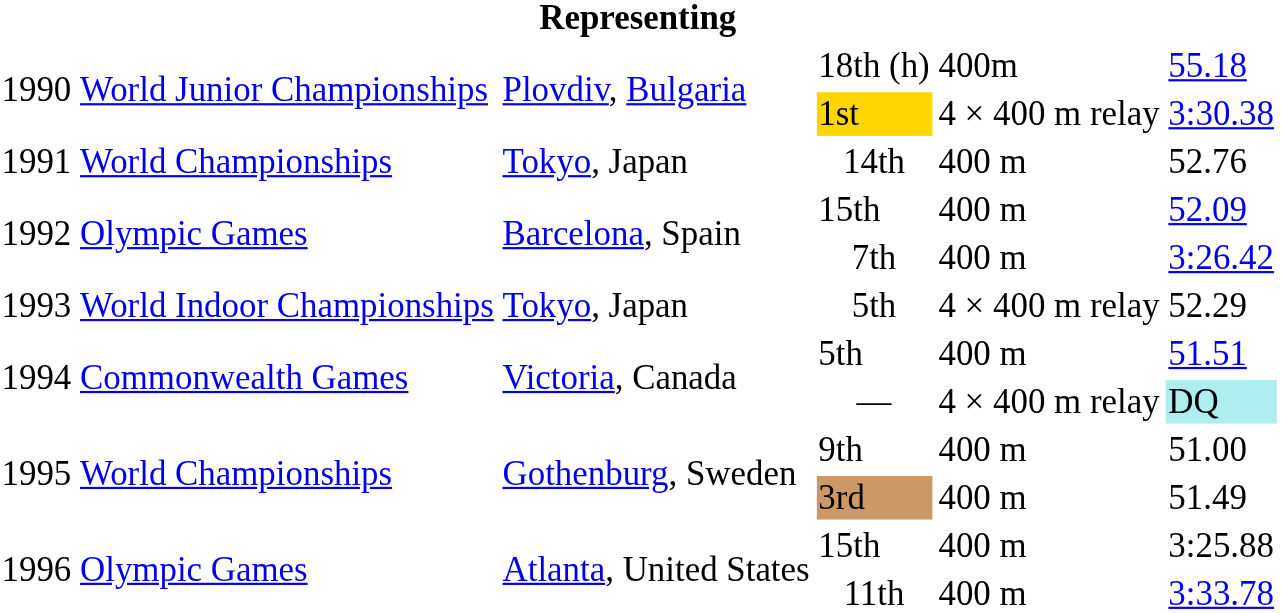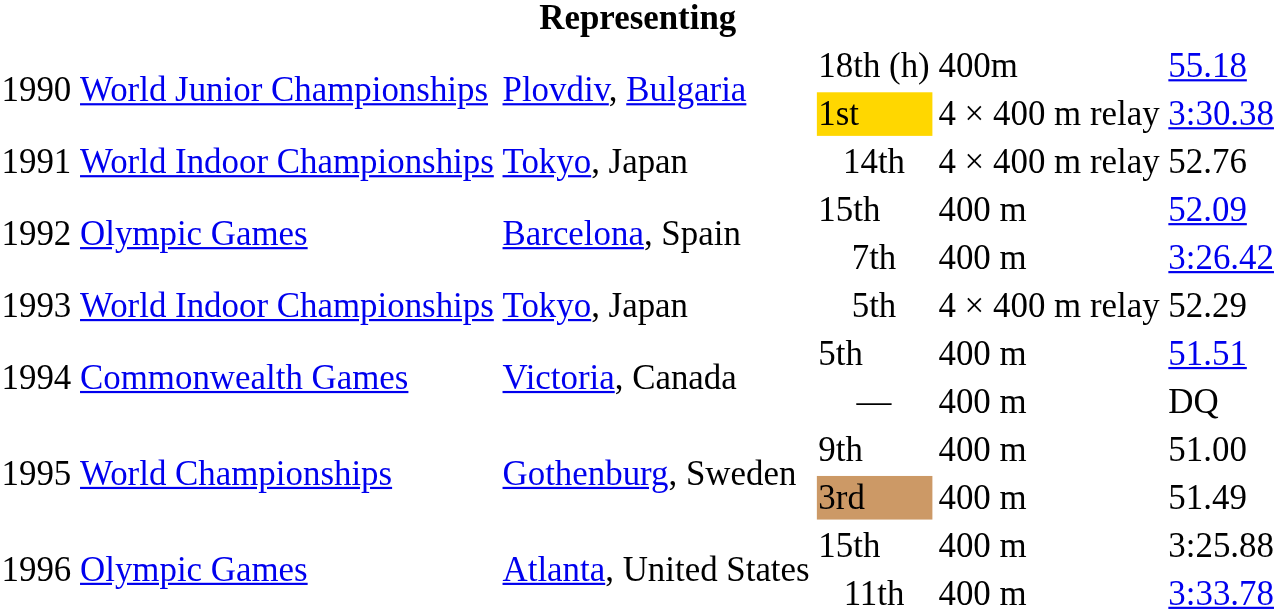(236, 161) World Championships -> (287, 161) World Indoor Championships
(983, 161) 400 m -> (1049, 161) 4 × 400 m relay
(1049, 401) 4 × 400 m relay -> (983, 401) 400 m
(1194, 401) paleturquoise background -> (1194, 401) no background
